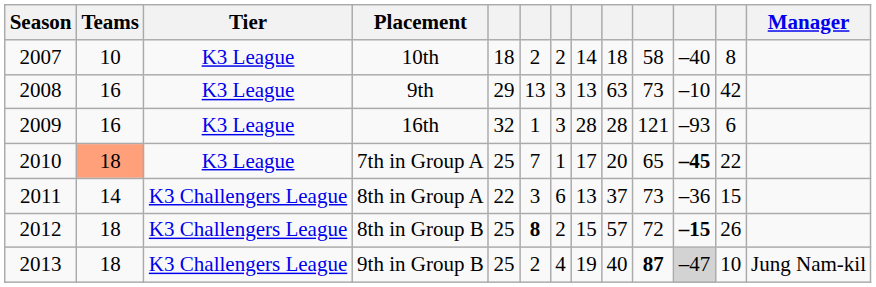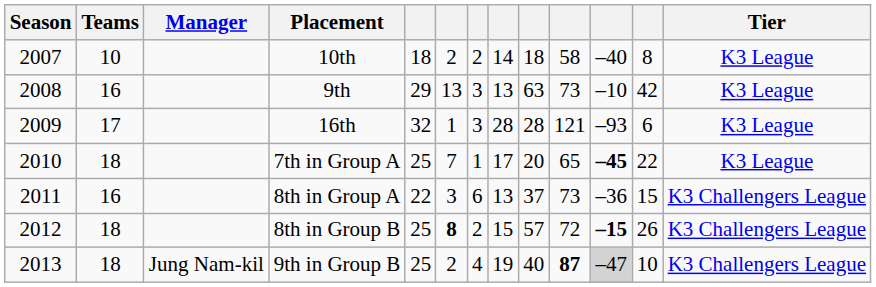columns swapped: (248, 22) <-> (809, 22)
(110, 126) 16 -> (110, 126) 17
(110, 160) lightsalmon background -> (110, 160) no background
(110, 195) 14 -> (110, 195) 16
